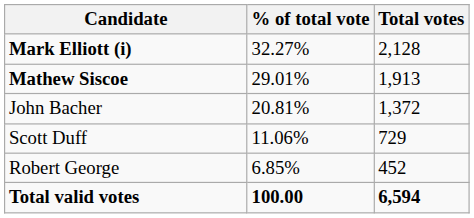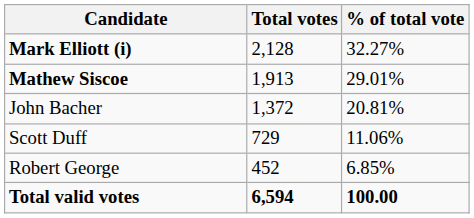columns swapped: (421, 19) <-> (311, 19)
